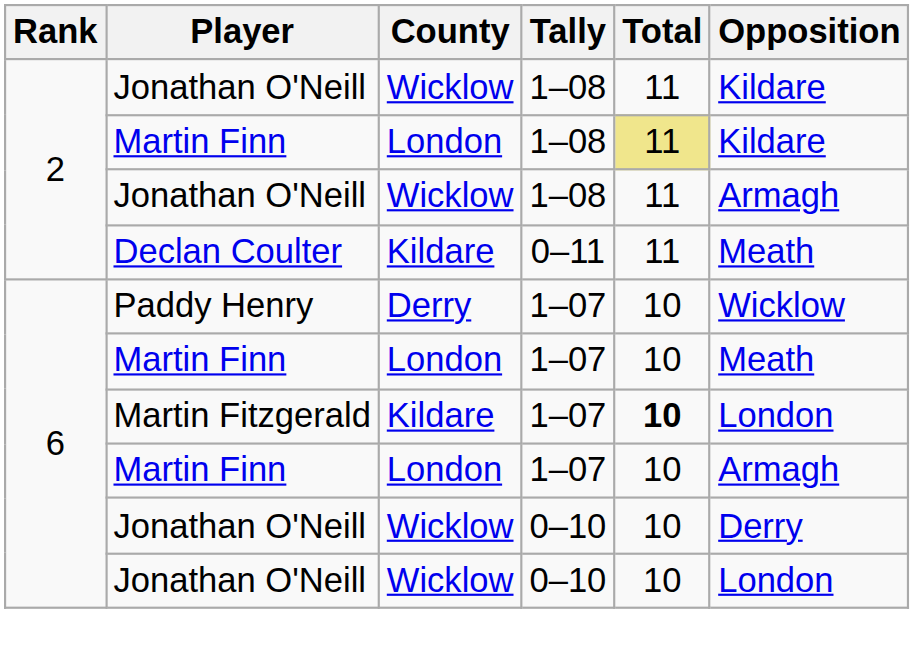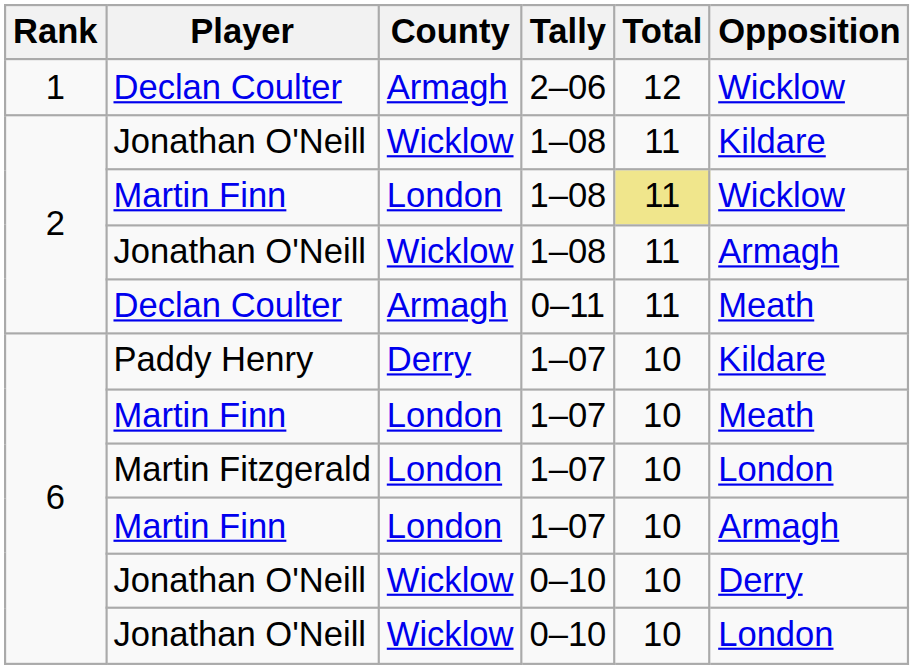+ row: (228, 86)
(772, 141) Kildare -> (782, 196) Wicklow
(441, 251) Kildare -> (447, 305) Armagh
(782, 305) Wicklow -> (772, 360) Kildare
(441, 415) Kildare -> (444, 470) London
(662, 415) bold -> (662, 470) normal
